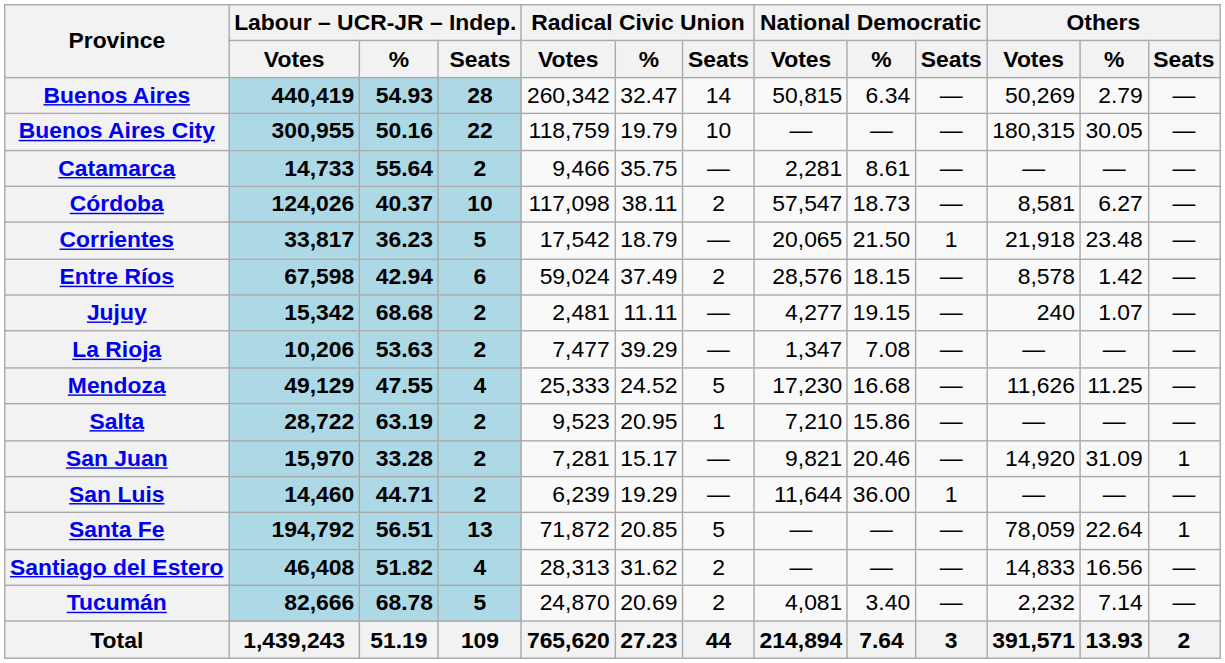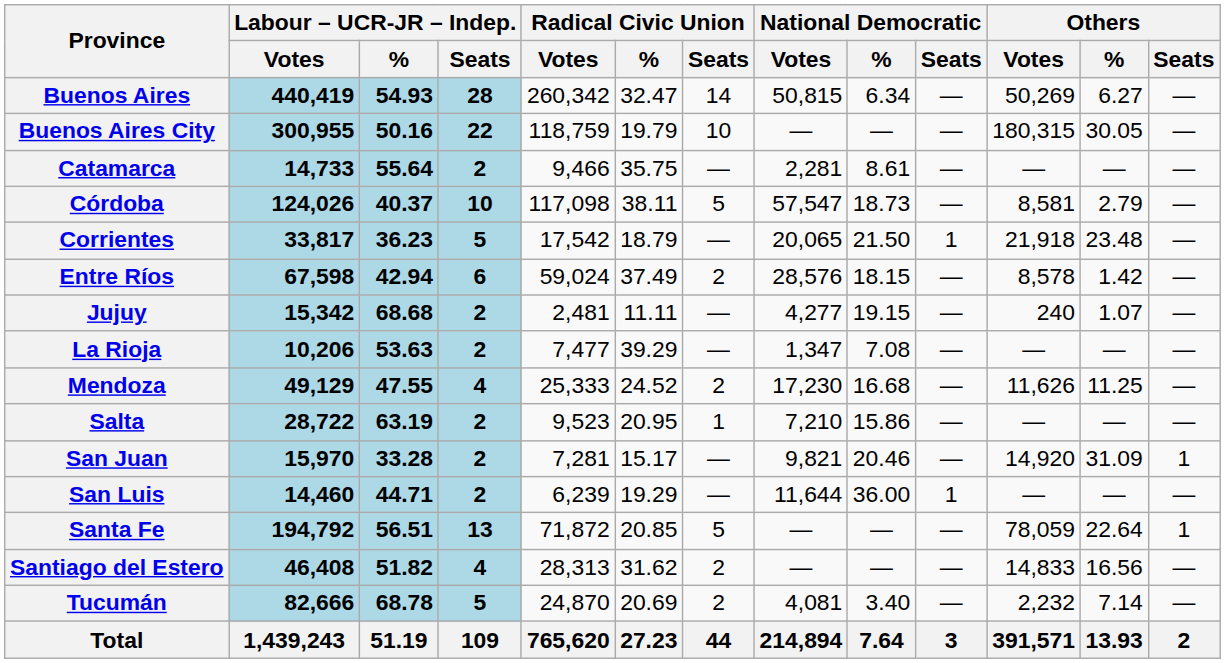(1121, 95) 2.79 -> (1121, 95) 6.27
(719, 204) 2 -> (719, 204) 5
(1121, 204) 6.27 -> (1121, 204) 2.79
(719, 385) 5 -> (719, 385) 2
